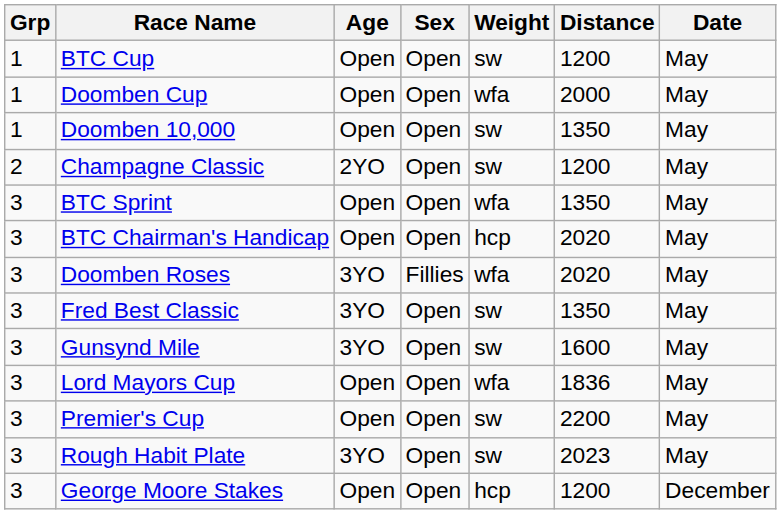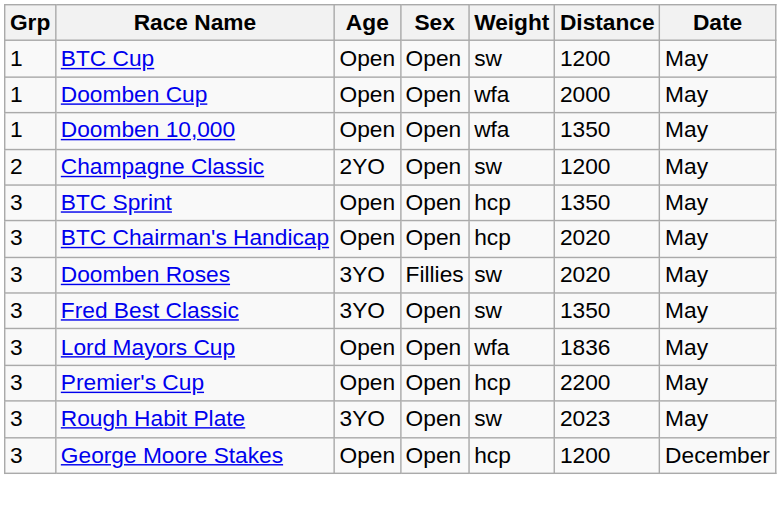(488, 130) sw -> (492, 130) wfa
(492, 202) wfa -> (492, 202) hcp
(492, 274) wfa -> (488, 274) sw
- row: (130, 346)
(488, 418) sw -> (492, 382) hcp
